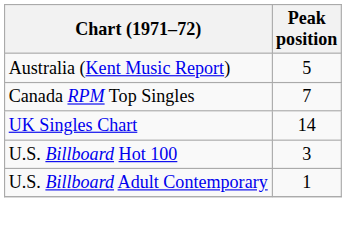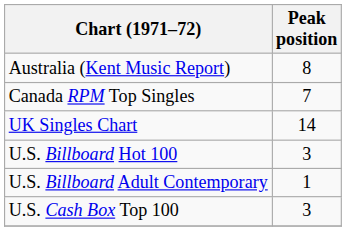(307, 67) 5 -> (307, 67) 8
+ row: (94, 211)
